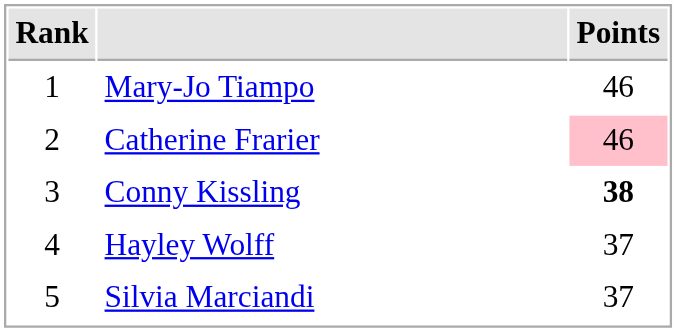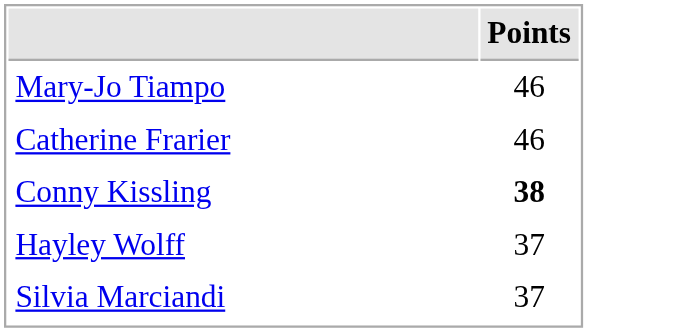- column: (52, 32)
(618, 140) pink background -> (529, 140) no background
